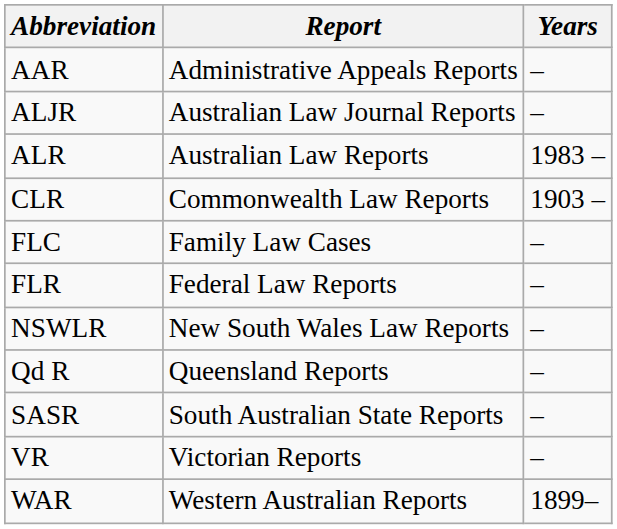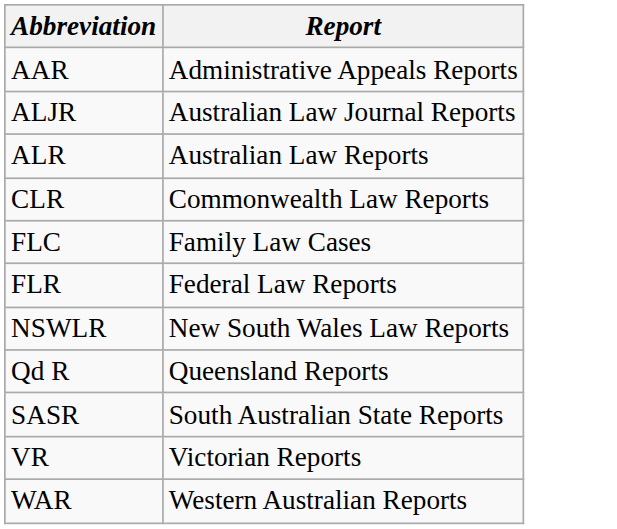- column: (568, 26)
